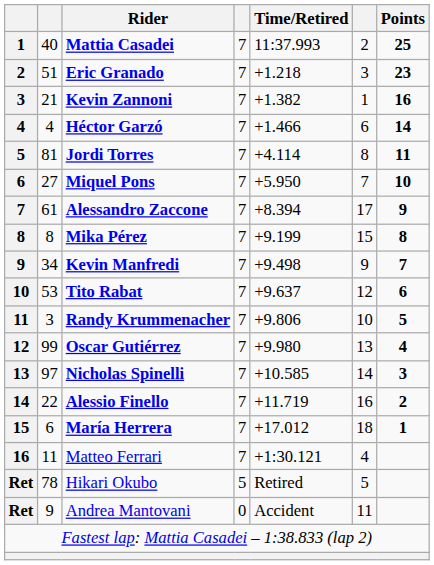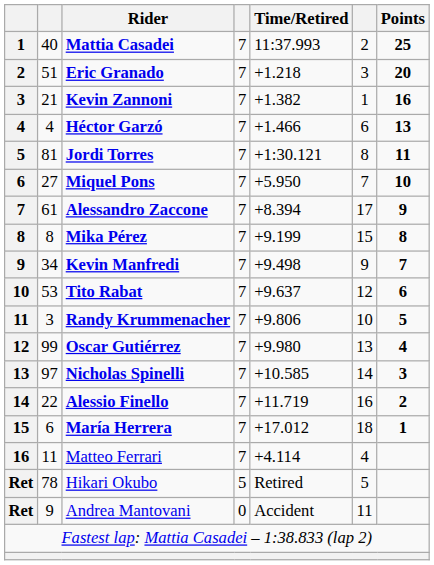(403, 72) 23 -> (403, 72) 20
(403, 127) 14 -> (403, 127) 13
(277, 154) +4.114 -> (288, 154) +1:30.121
(288, 455) +1:30.121 -> (277, 455) +4.114
